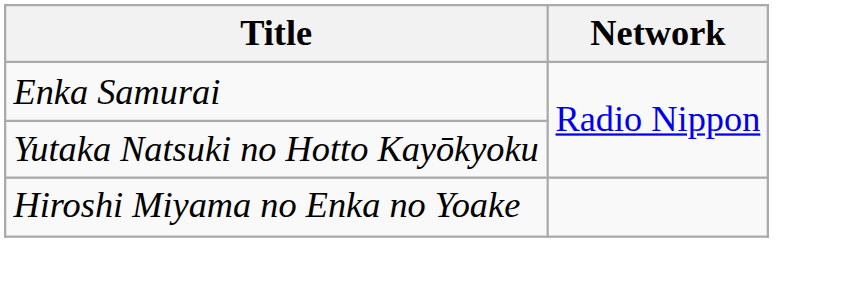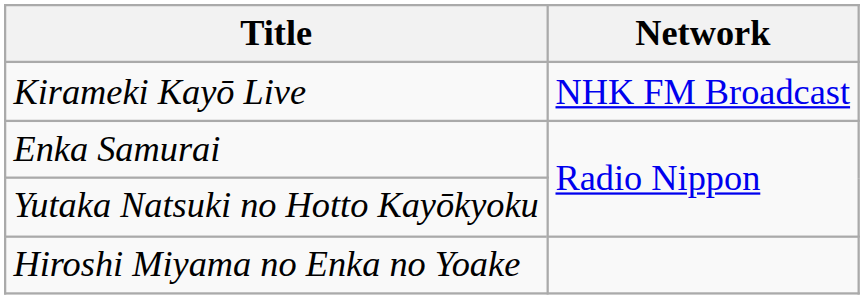+ row: (160, 90)
